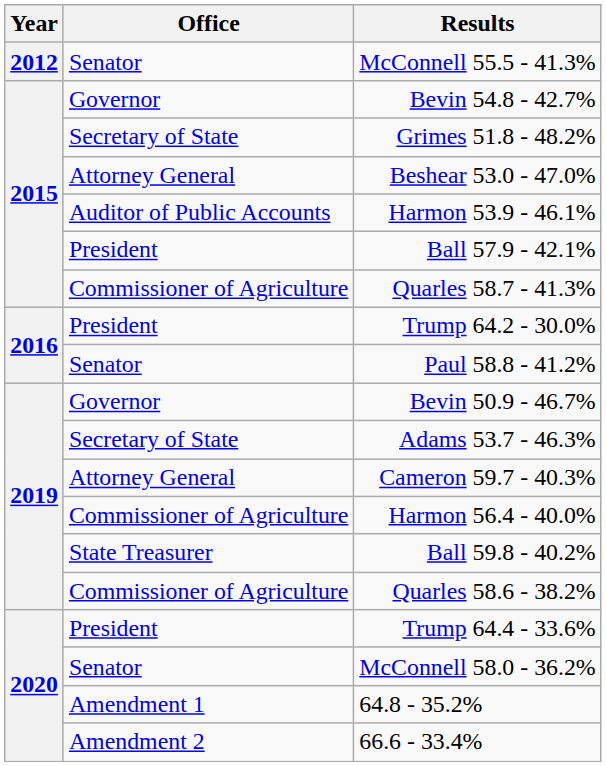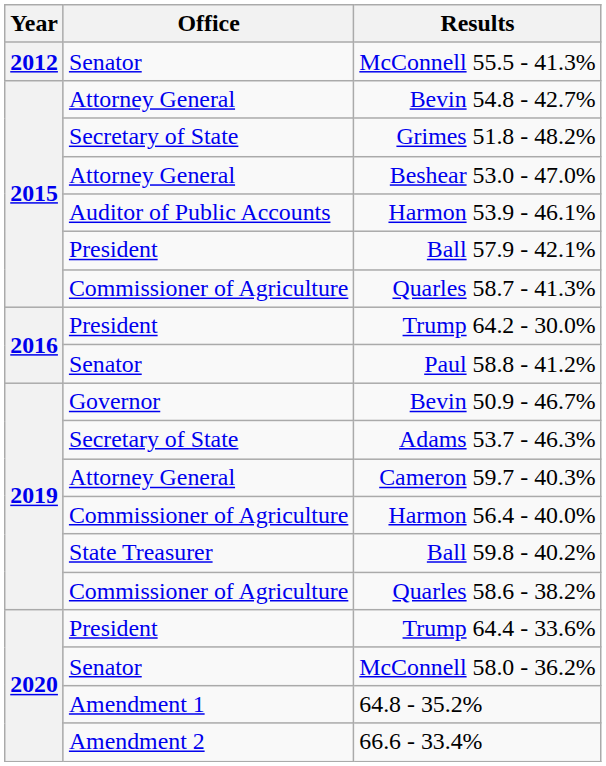(115, 99) Governor -> (152, 99) Attorney General
